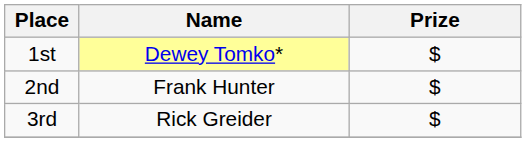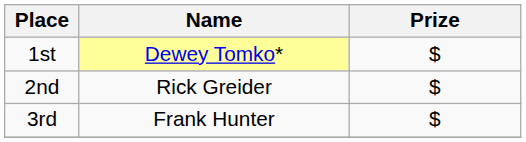(214, 86) Frank Hunter -> (214, 86) Rick Greider
(214, 119) Rick Greider -> (214, 119) Frank Hunter
